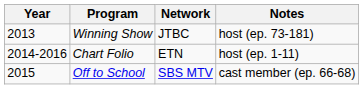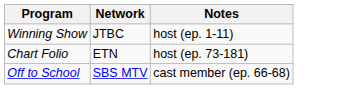- column: (37, 14)
(266, 34) host (ep. 73-181) -> (193, 34) host (ep. 1-11)
(259, 53) host (ep. 1-11) -> (201, 53) host (ep. 73-181)
